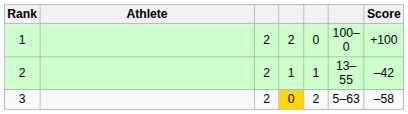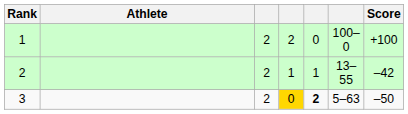(316, 99) normal -> (316, 99) bold
(384, 99) –58 -> (384, 99) –50
